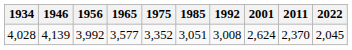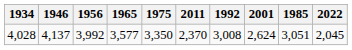columns swapped: (193, 14) <-> (296, 14)
(56, 34) 4,139 -> (56, 34) 4,137
(159, 34) 3,352 -> (159, 34) 3,350
